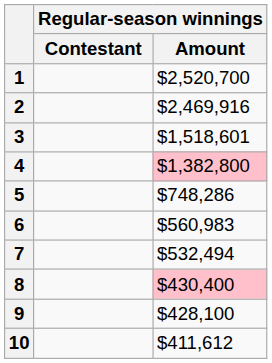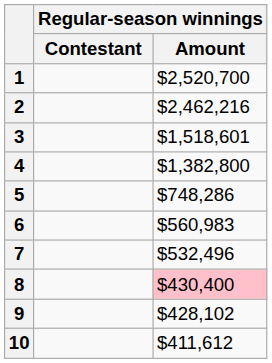(203, 107) $2,469,916 -> (203, 107) $2,462,216
(203, 166) pink background -> (203, 166) no background
(196, 254) $532,494 -> (196, 254) $532,496
(196, 313) $428,100 -> (196, 313) $428,102
